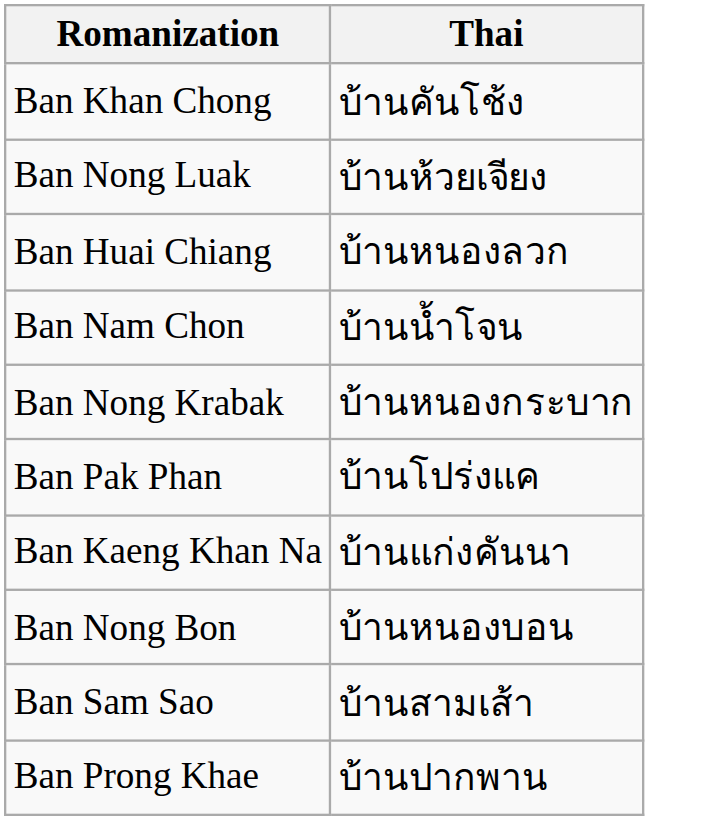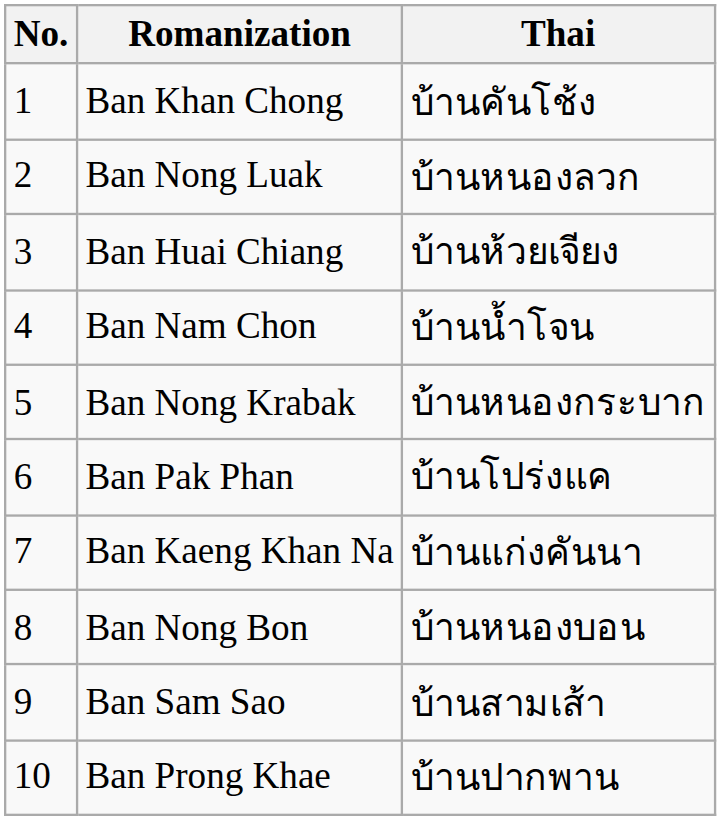+ column: (41, 33)
(443, 177) บ้านห้วยเจียง -> (526, 177) บ้านหนองลวก
(454, 252) บ้านหนองลวก -> (515, 252) บ้านห้วยเจียง
